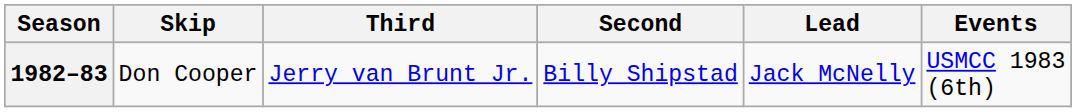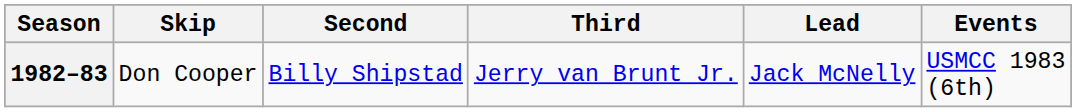columns swapped: (400, 24) <-> (641, 24)
